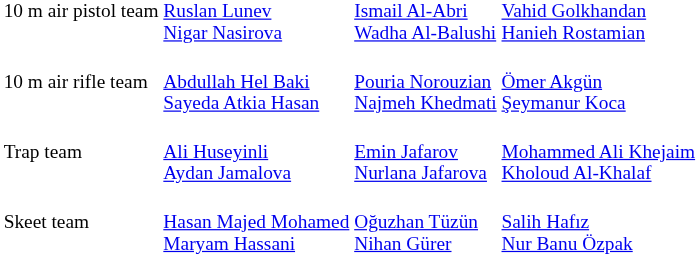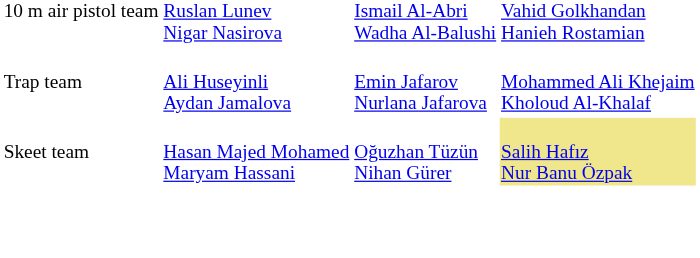- row: (76, 81)
(567, 232) no background -> (567, 162) khaki background
